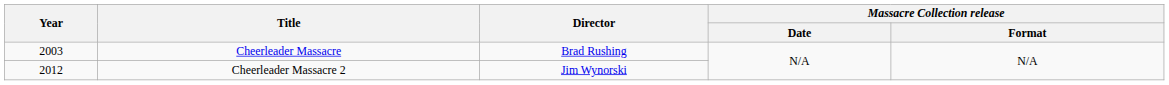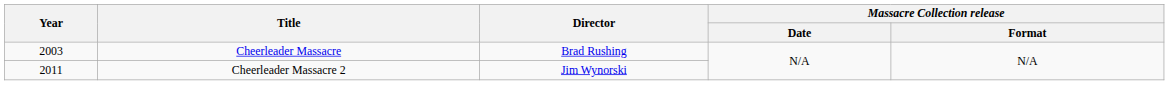(51, 70) 2012 -> (51, 70) 2011
